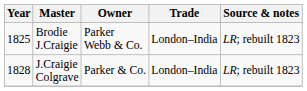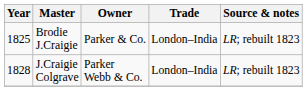(113, 38) Parker Webb & Co. -> (115, 38) Parker & Co.
(115, 70) Parker & Co. -> (113, 70) Parker Webb & Co.
